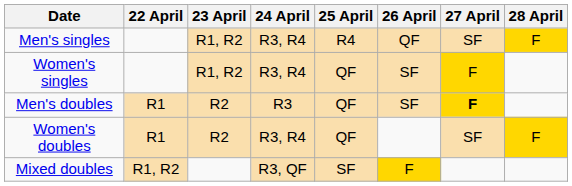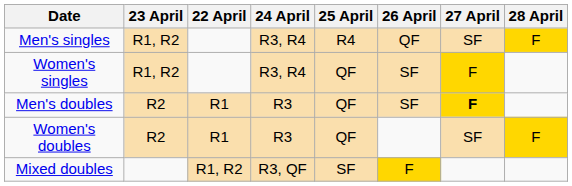columns swapped: (156, 16) <-> (219, 16)
(283, 137) R3, R4 -> (283, 137) R3
